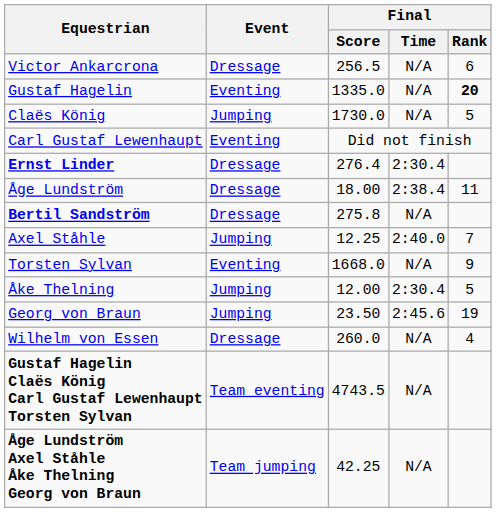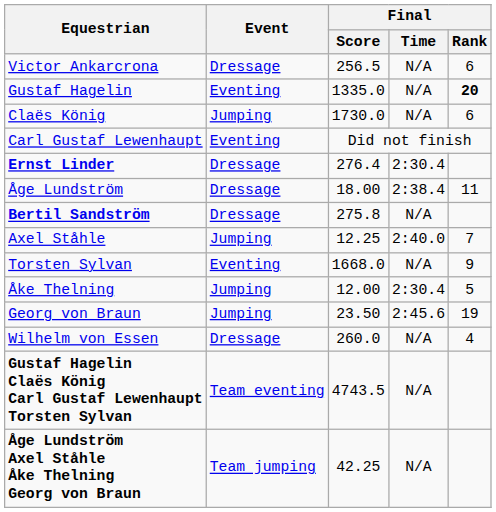(470, 116) 5 -> (470, 116) 6
